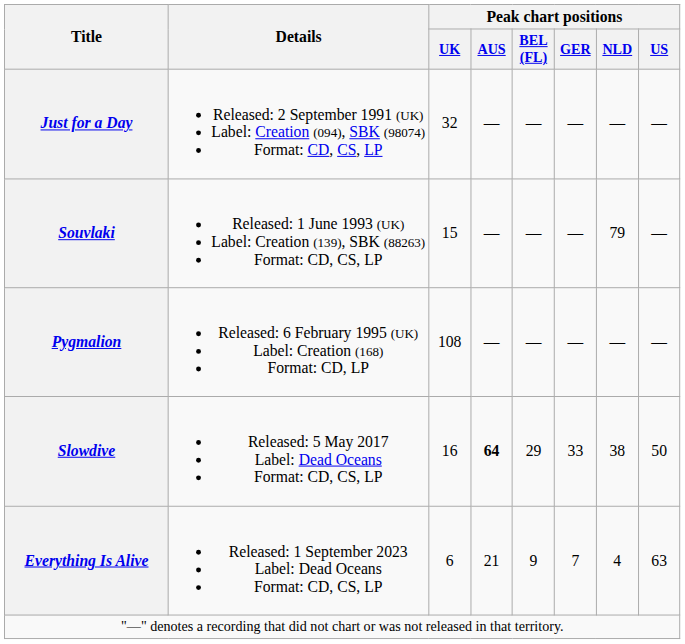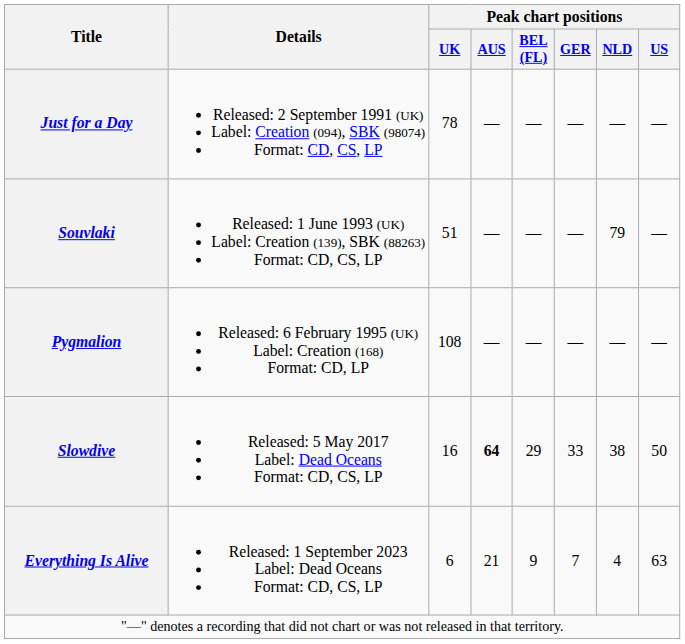(450, 123) 32 -> (450, 123) 78
(450, 233) 15 -> (450, 233) 51
